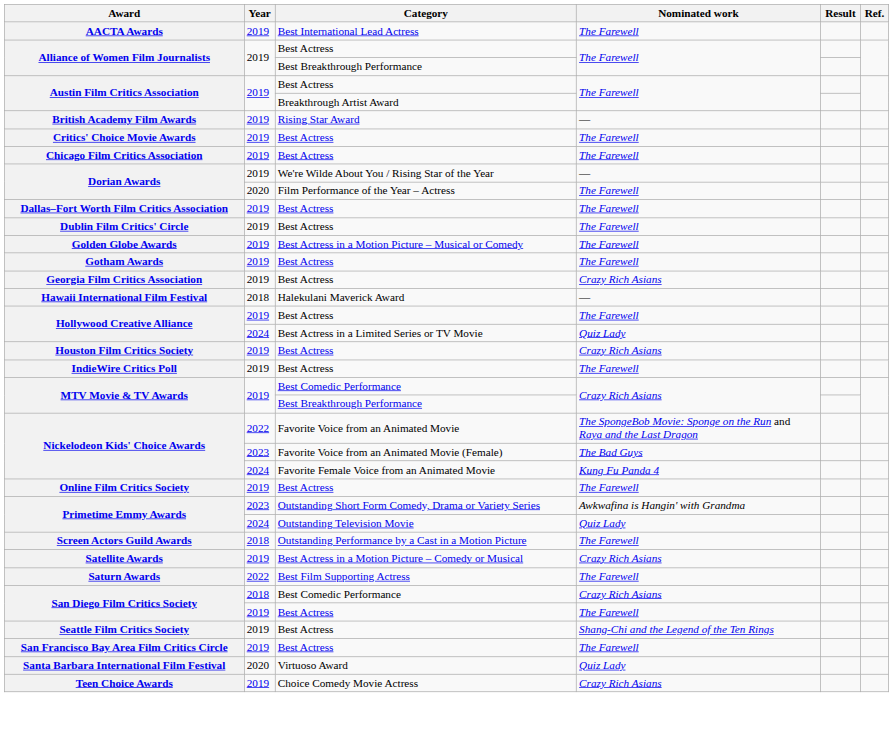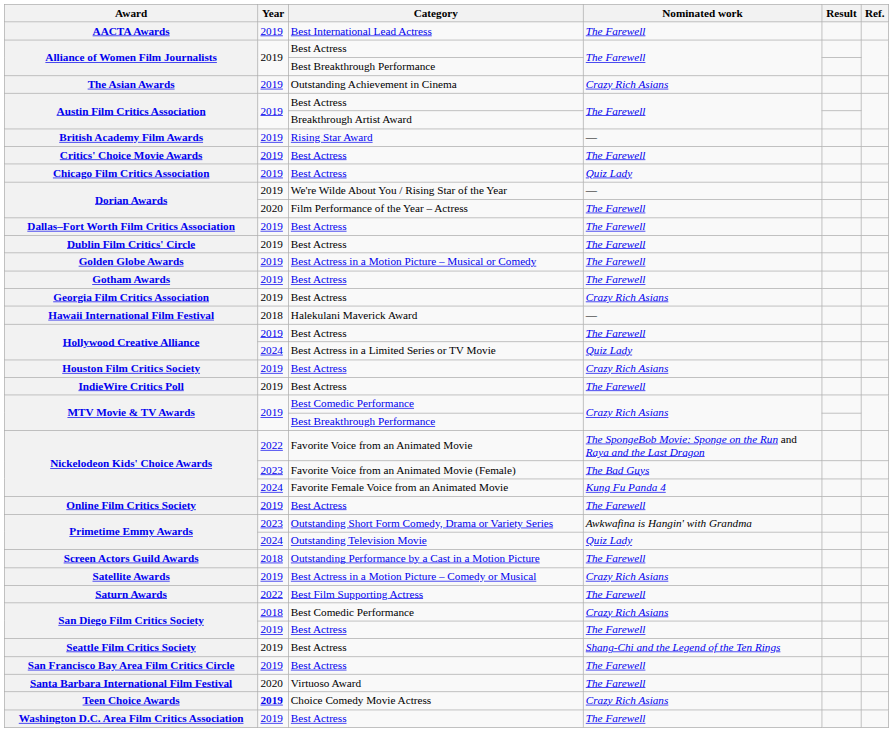+ row: (131, 84)
(609, 155) The Farewell -> (609, 173) Quiz Lady
(602, 665) Quiz Lady -> (616, 683) The Farewell
(258, 683) normal -> (272, 700) bold
+ row: (131, 718)
